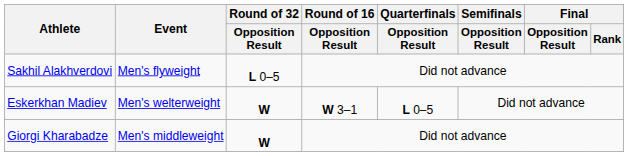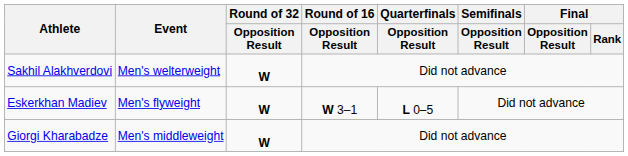(159, 71) Men's flyweight -> (169, 71) Men's welterweight
(264, 78) L 0–5 -> (264, 78) W
(169, 103) Men's welterweight -> (159, 103) Men's flyweight
